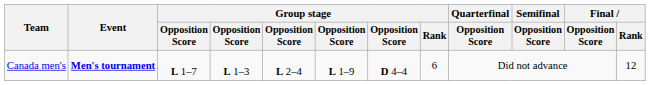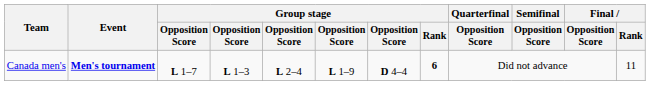(434, 66) normal -> (434, 66) bold
(631, 66) 12 -> (631, 66) 11
